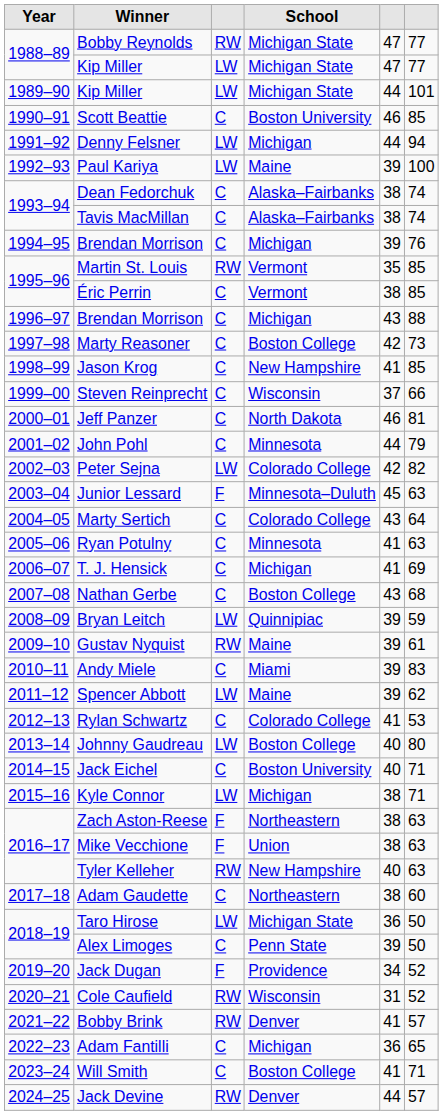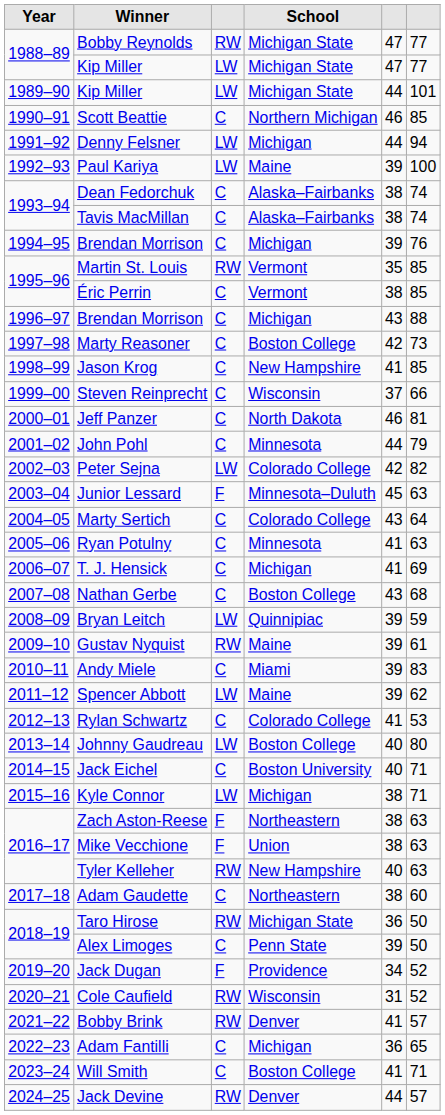(310, 117) Boston University -> (313, 117) Northern Michigan
(226, 921) LW -> (228, 921) RW
